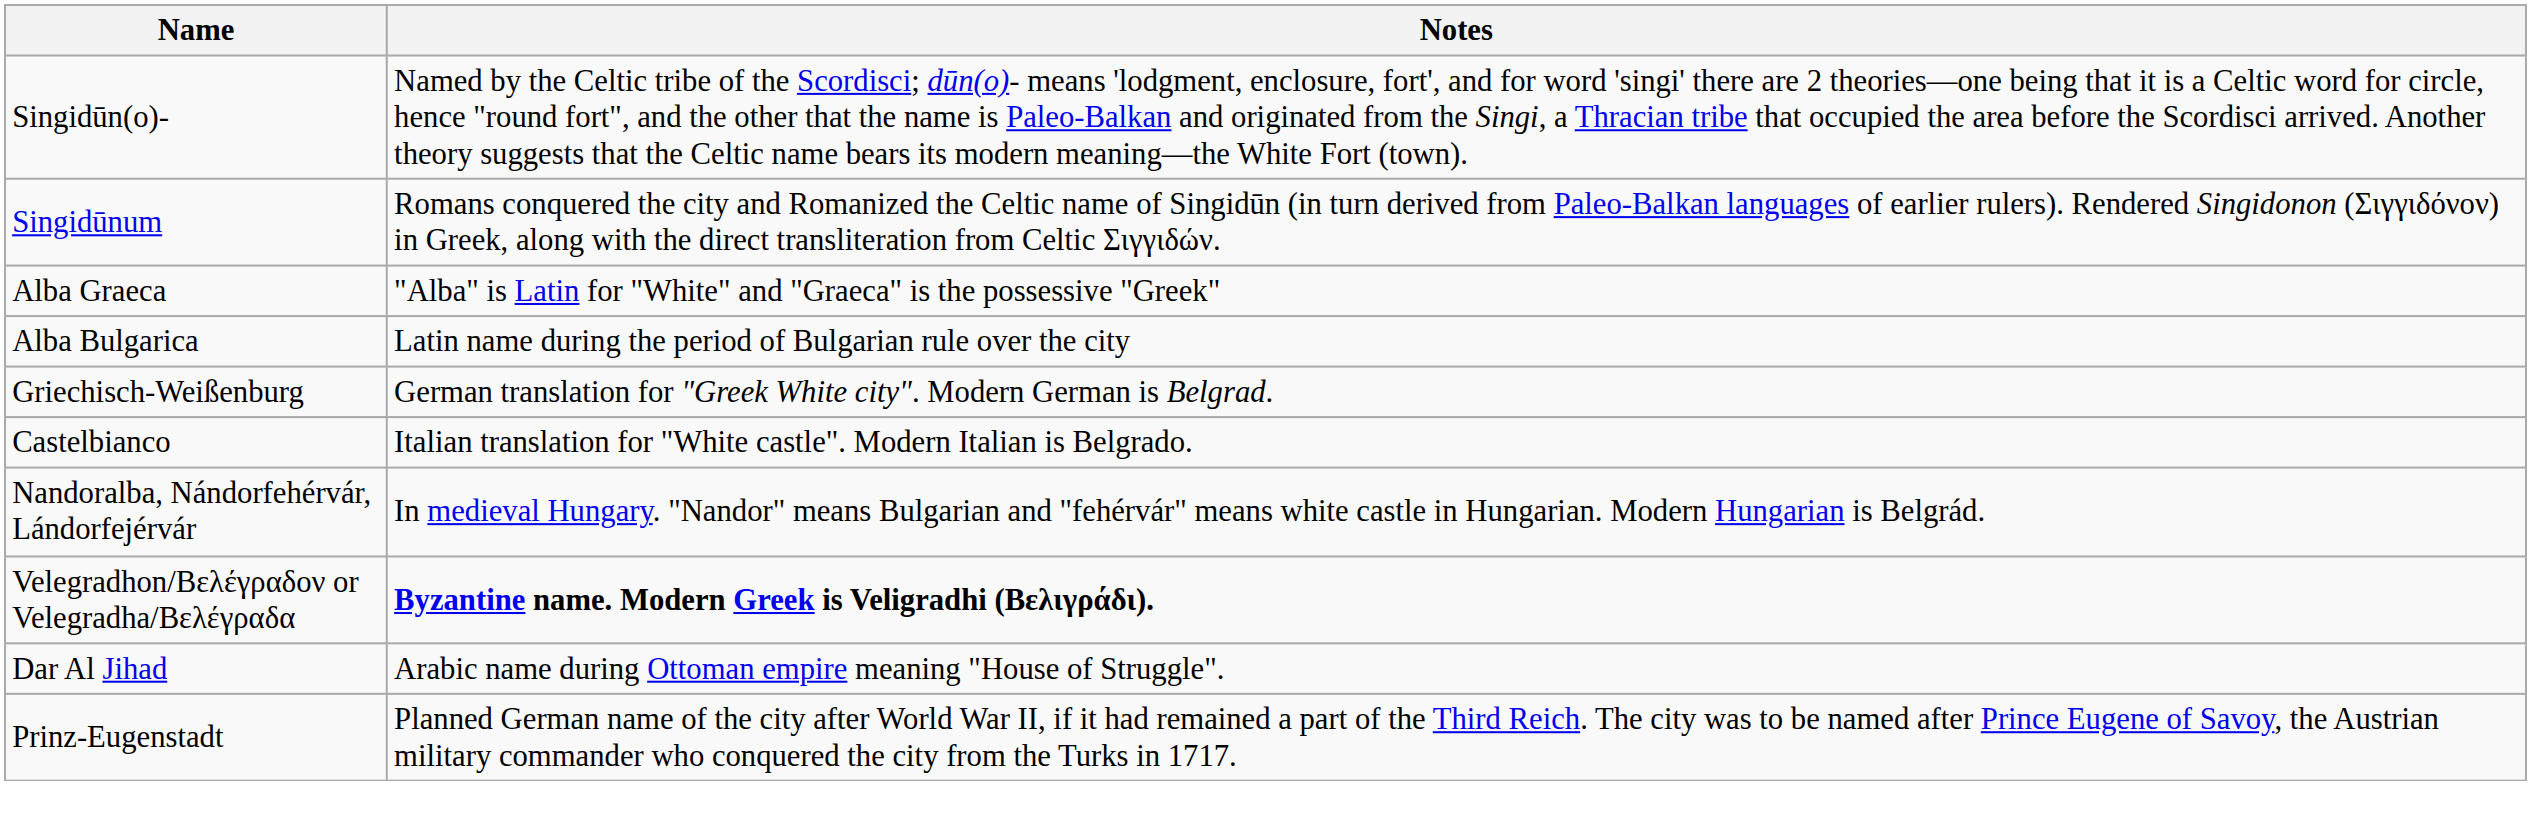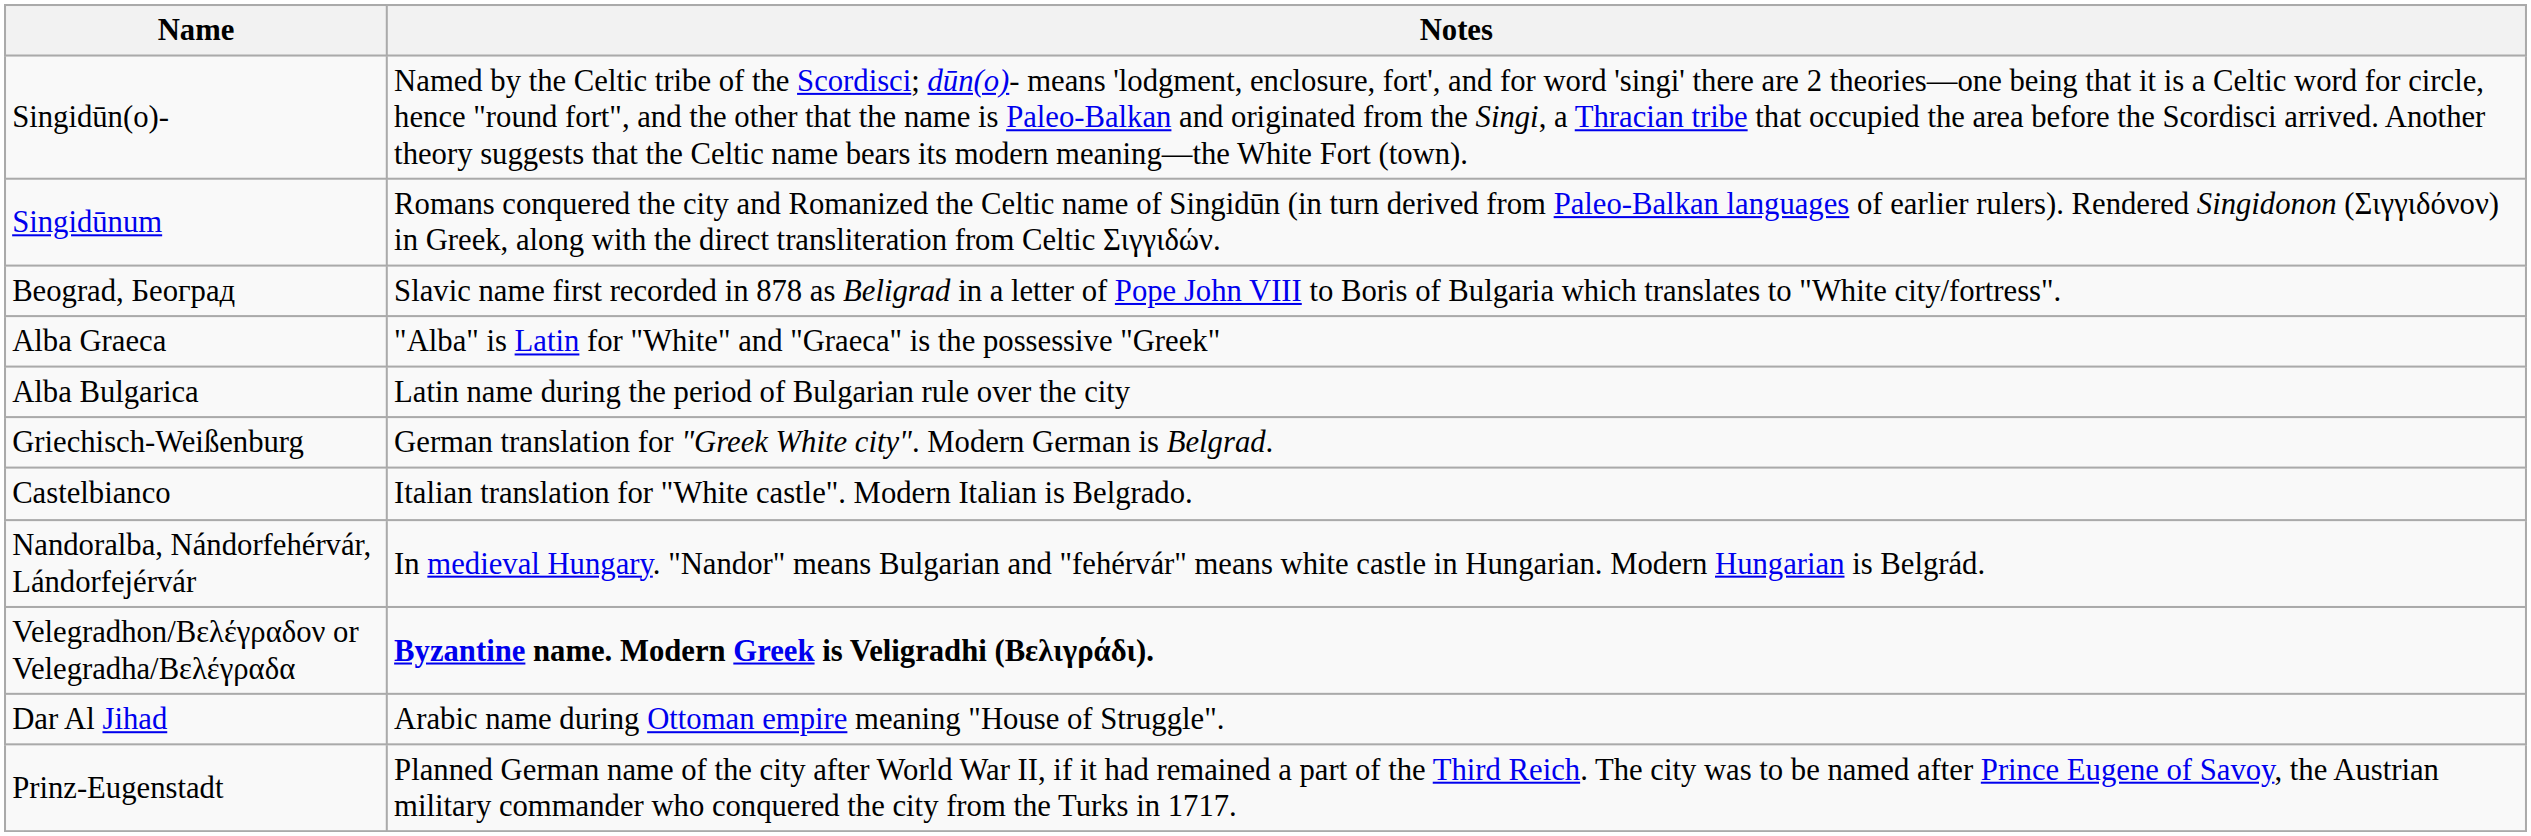+ row: (124, 290)
